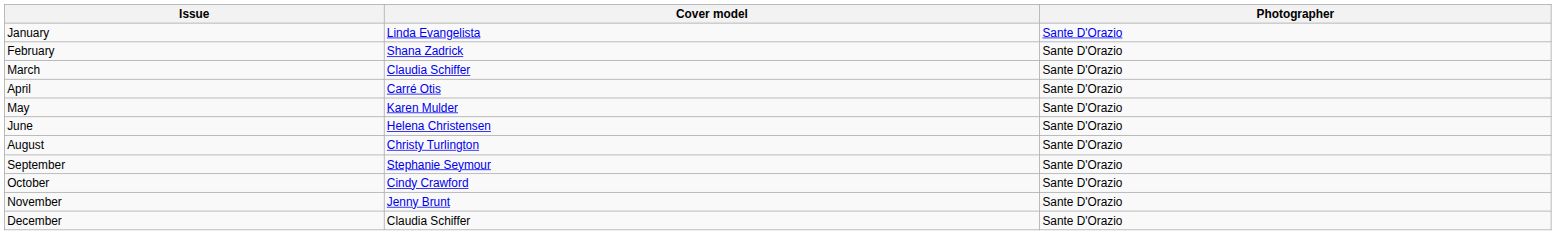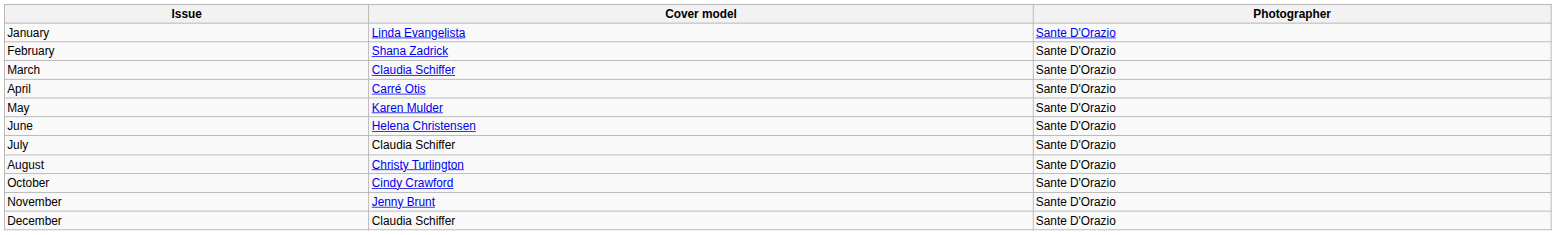+ row: (18, 145)
- row: (36, 164)
